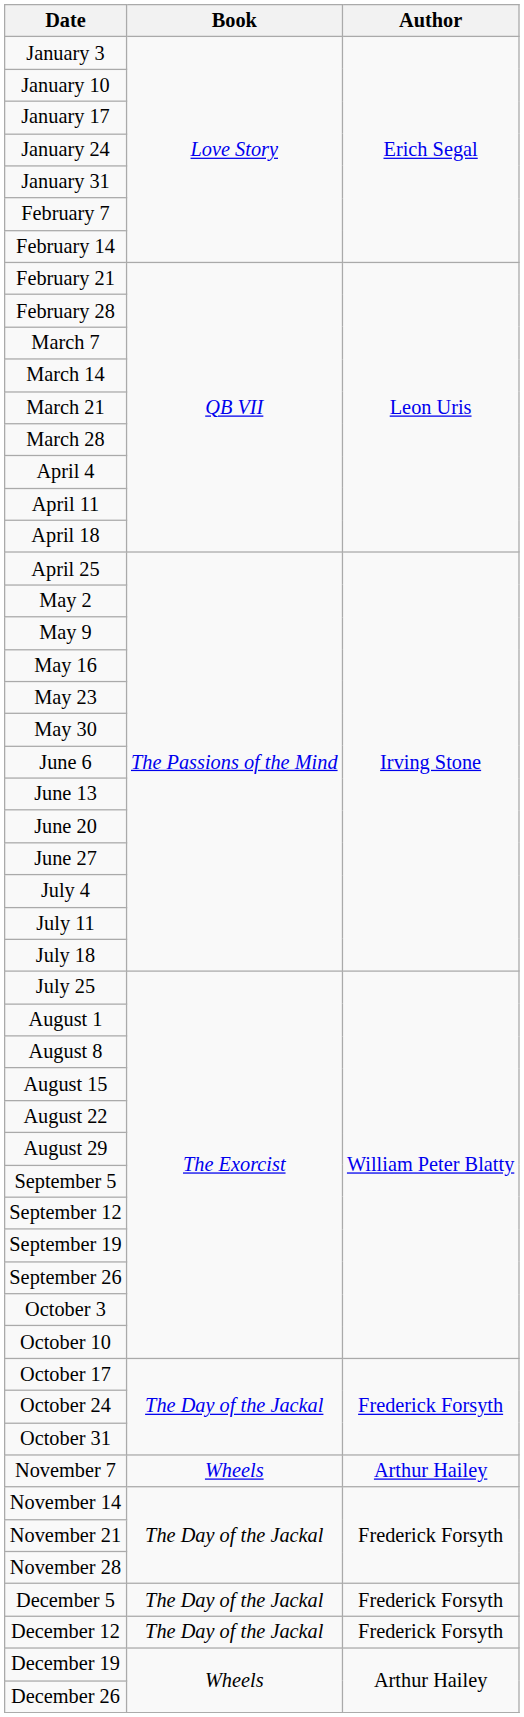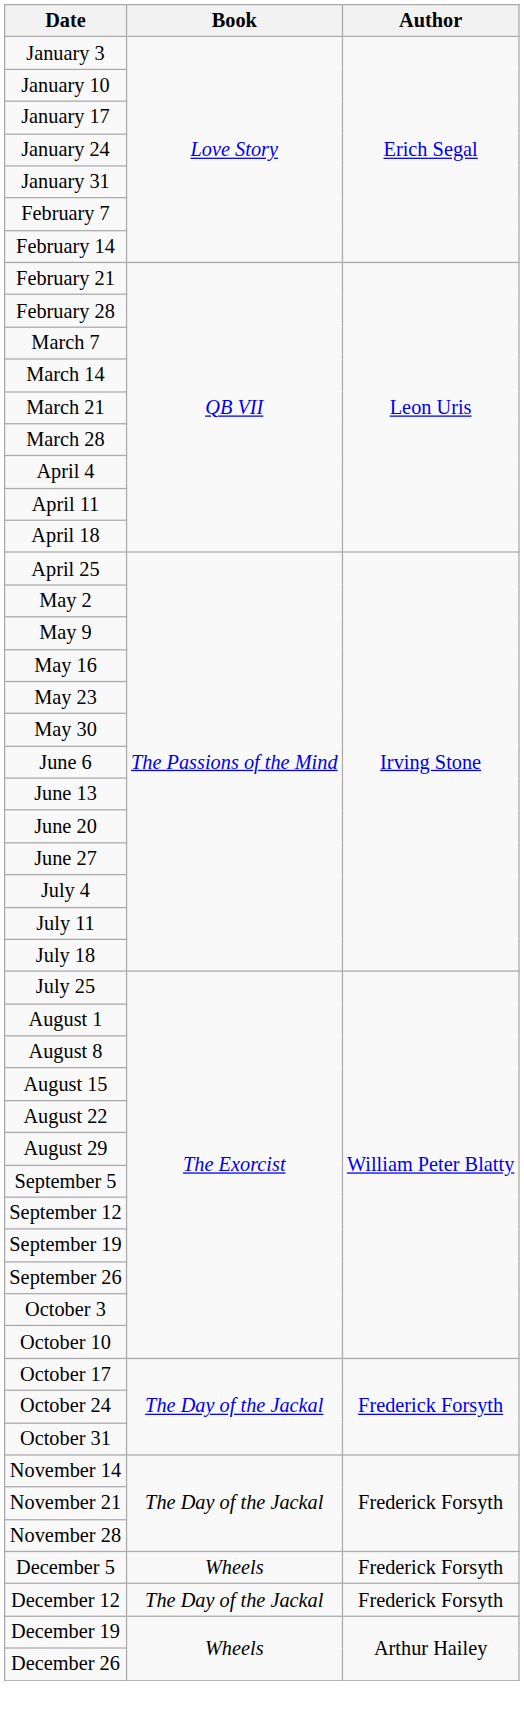- row: (65, 1470)
(234, 1599) The Day of the Jackal -> (234, 1567) Wheels
